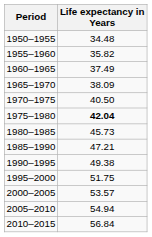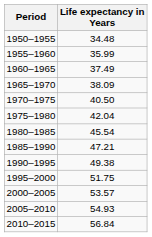(102, 54) 35.82 -> (102, 54) 35.99
(102, 116) bold -> (102, 116) normal
(102, 131) 45.73 -> (102, 131) 45.54
(102, 208) 54.94 -> (102, 208) 54.93
